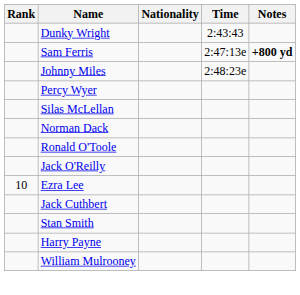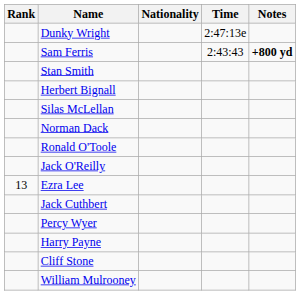(225, 33) 2:43:43 -> (225, 33) 2:47:13e
(225, 52) 2:47:13e -> (225, 52) 2:43:43
- row: (73, 71)
rows swapped: (69, 90) <-> (67, 223)
+ row: (78, 90)
(21, 185) 10 -> (21, 185) 13
+ row: (67, 261)
